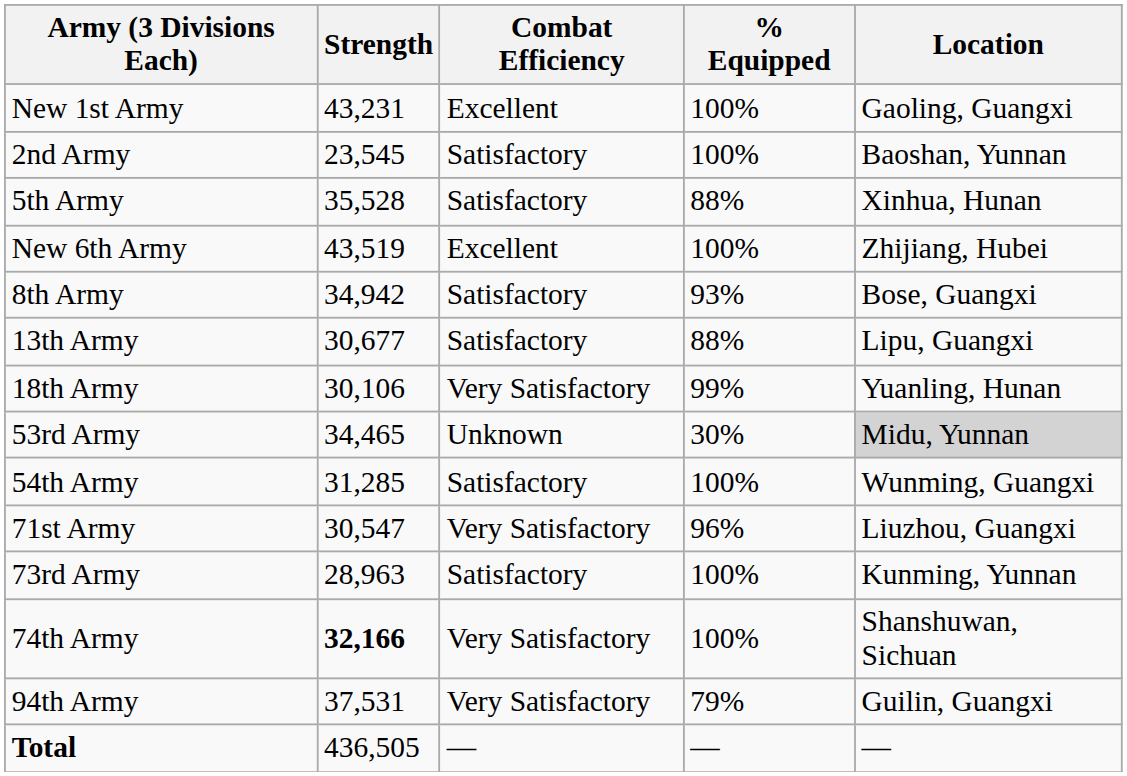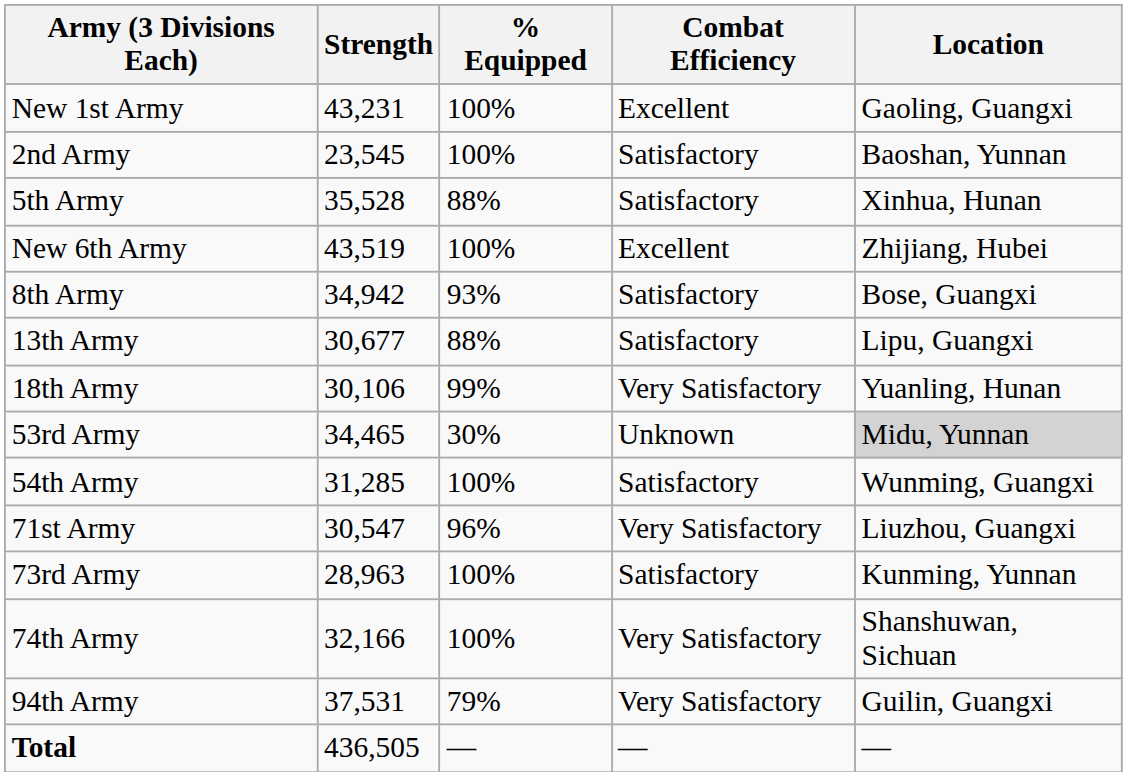columns swapped: (769, 44) <-> (562, 44)
(365, 637) bold -> (365, 637) normal
